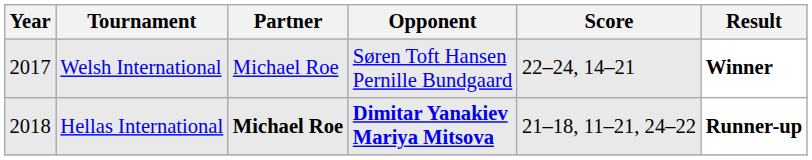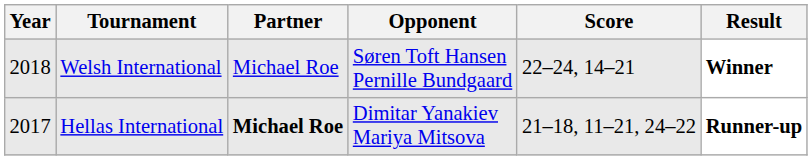(30, 67) 2017 -> (30, 67) 2018
(30, 126) 2018 -> (30, 126) 2017
(430, 126) bold -> (425, 126) normal
